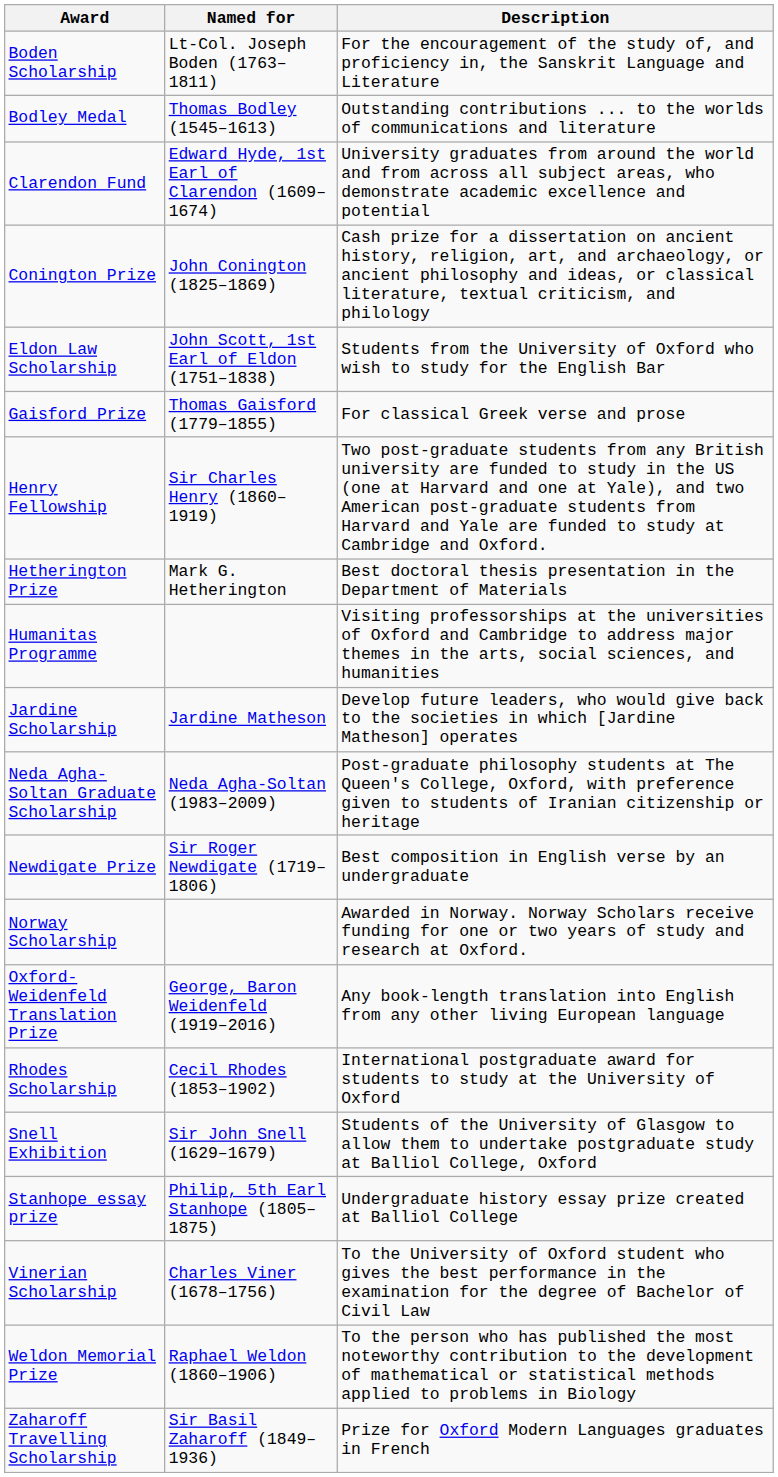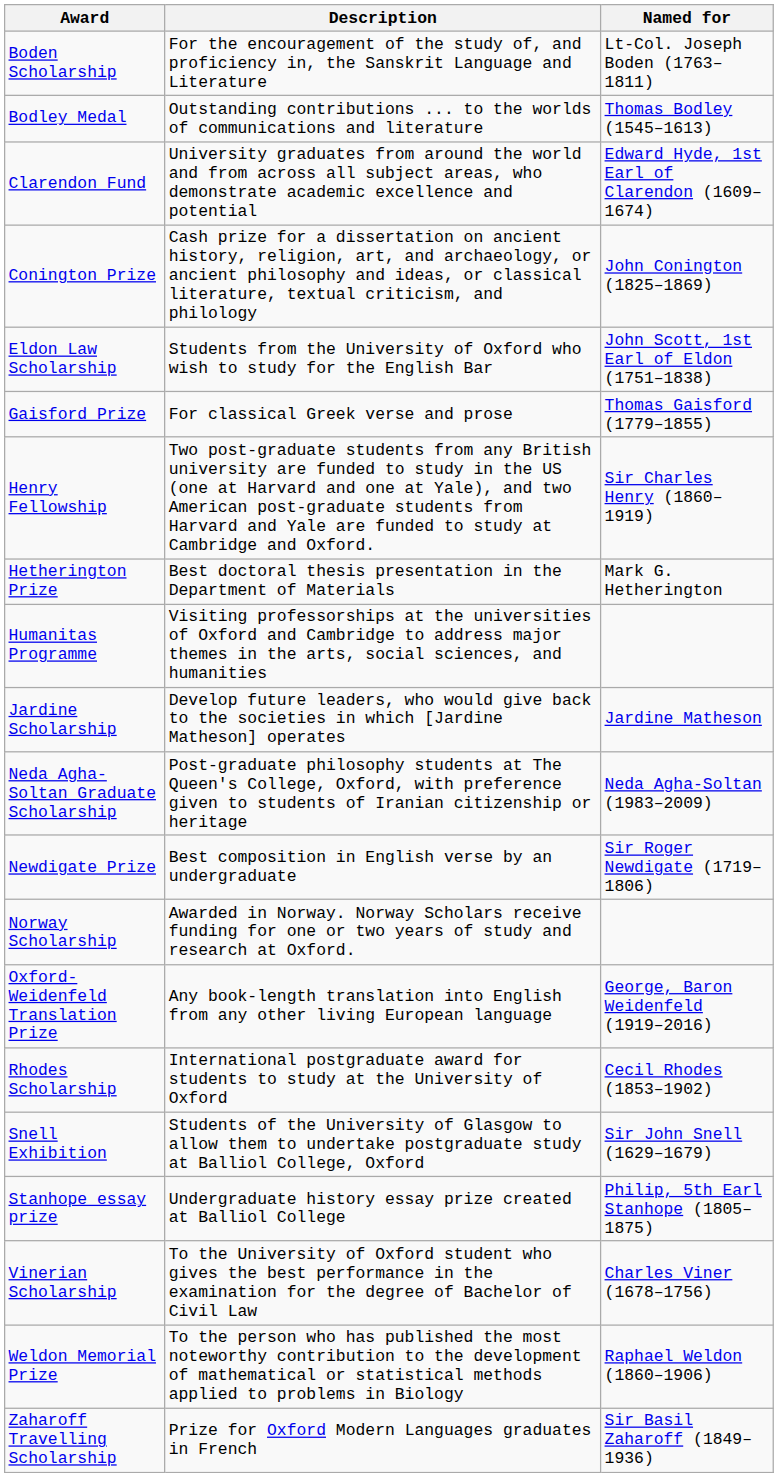columns swapped: (251, 18) <-> (555, 18)
